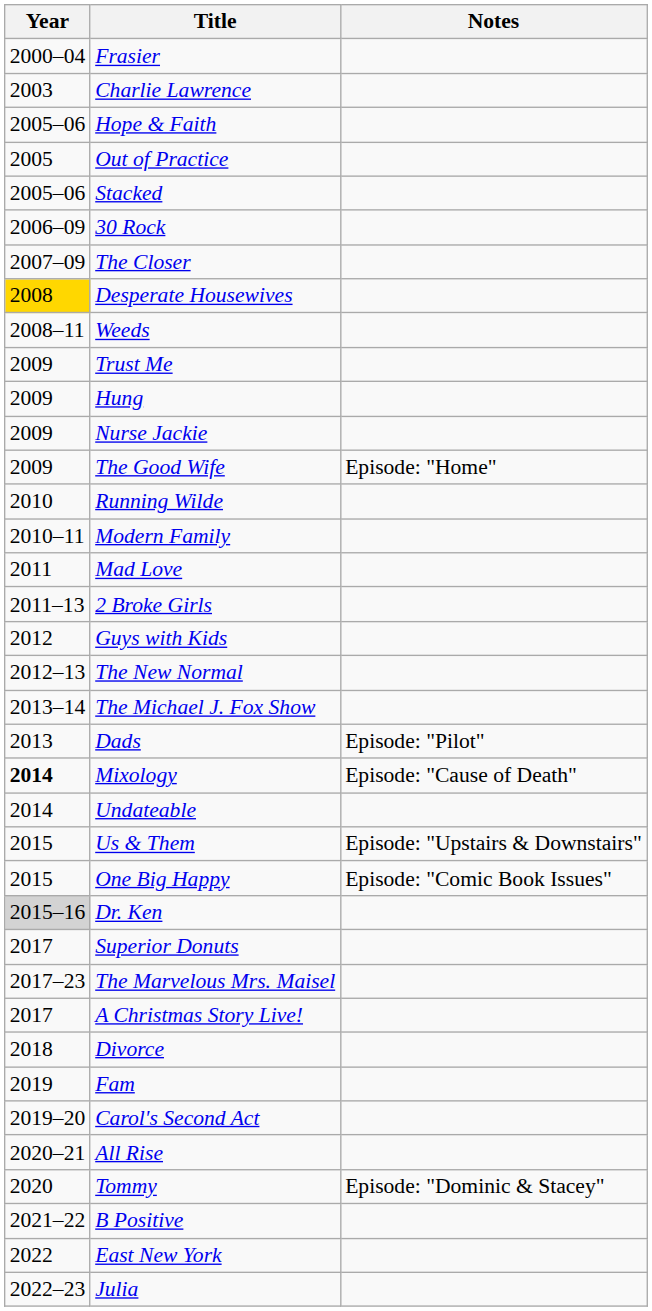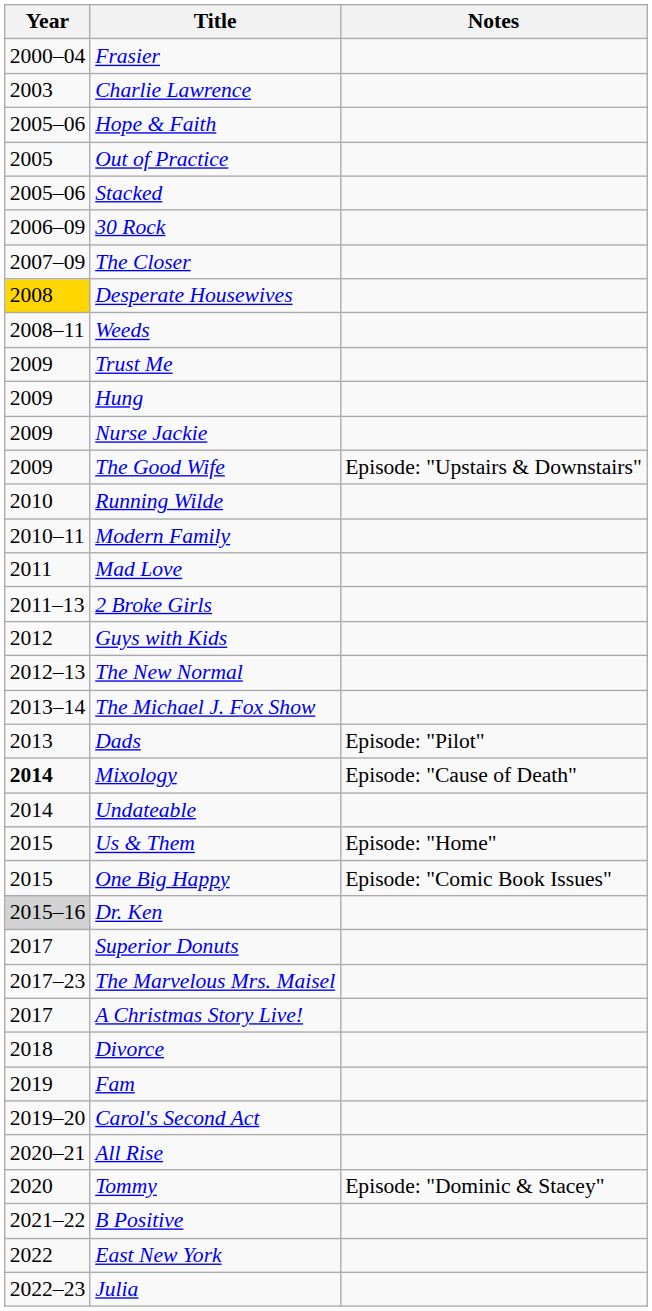(421, 466) Episode: "Home" -> (493, 466) Episode: "Upstairs & Downstairs"
(493, 843) Episode: "Upstairs & Downstairs" -> (421, 843) Episode: "Home"
